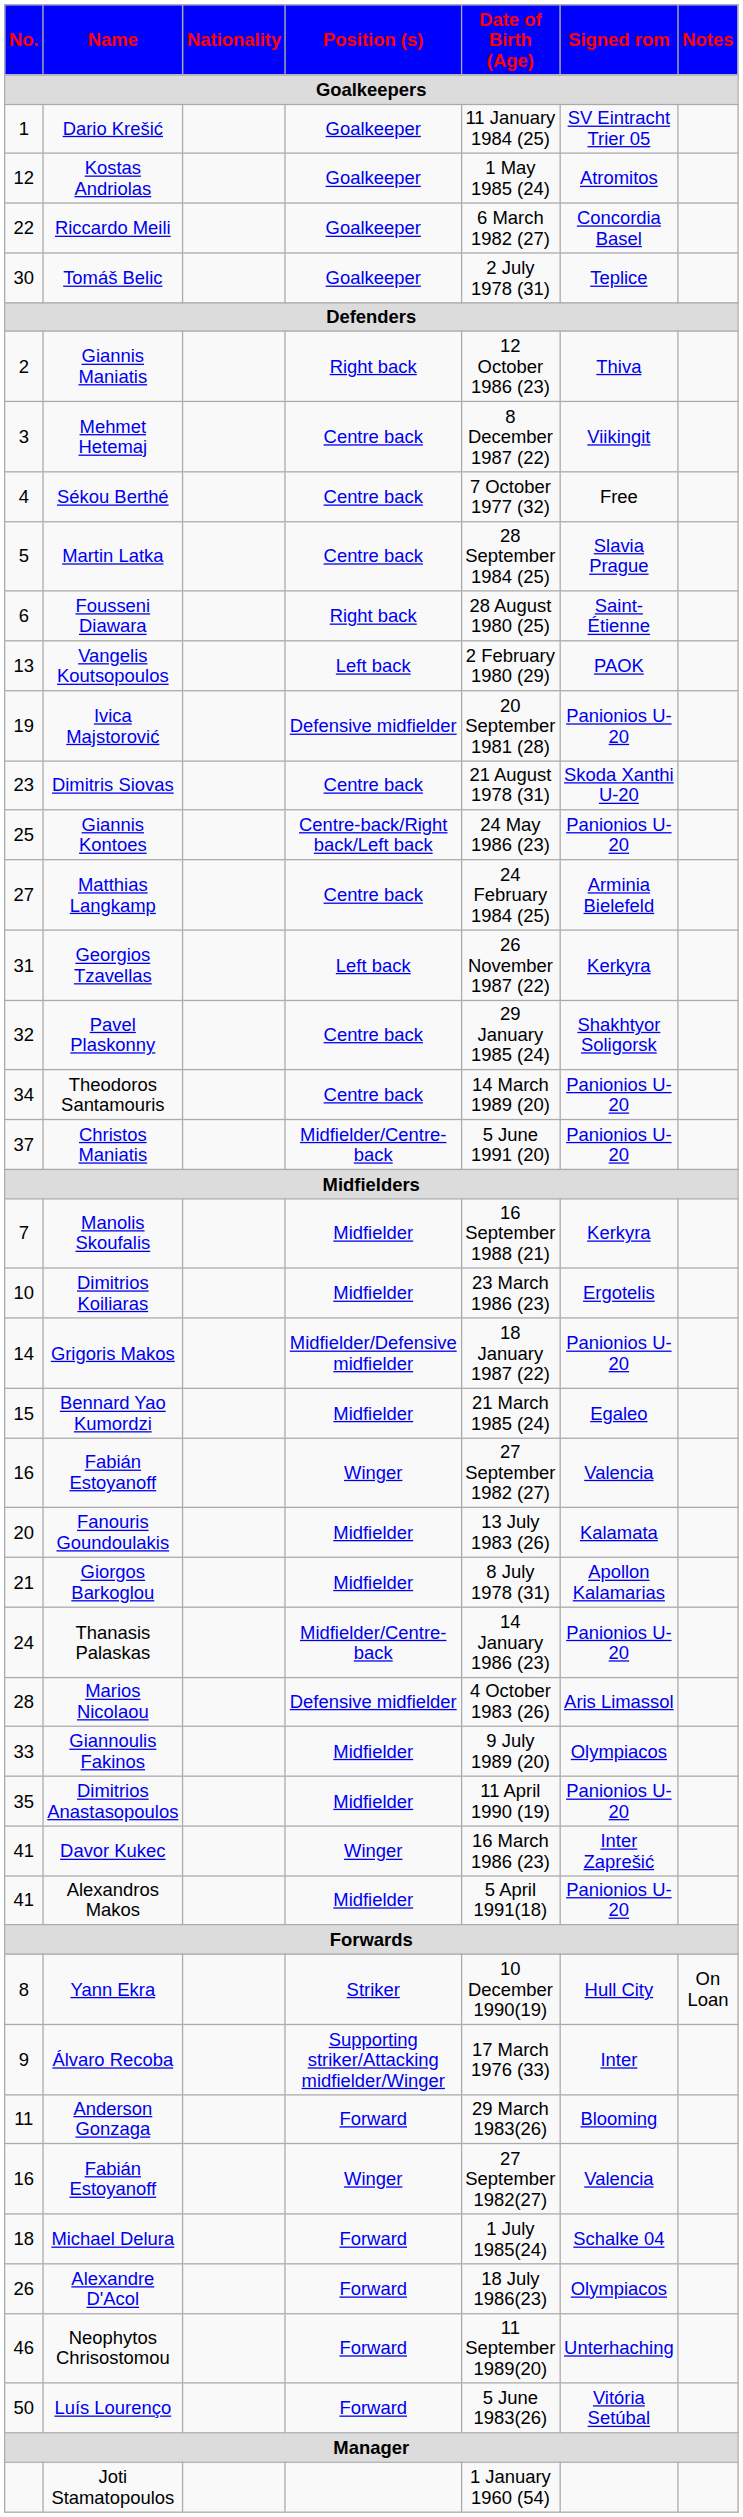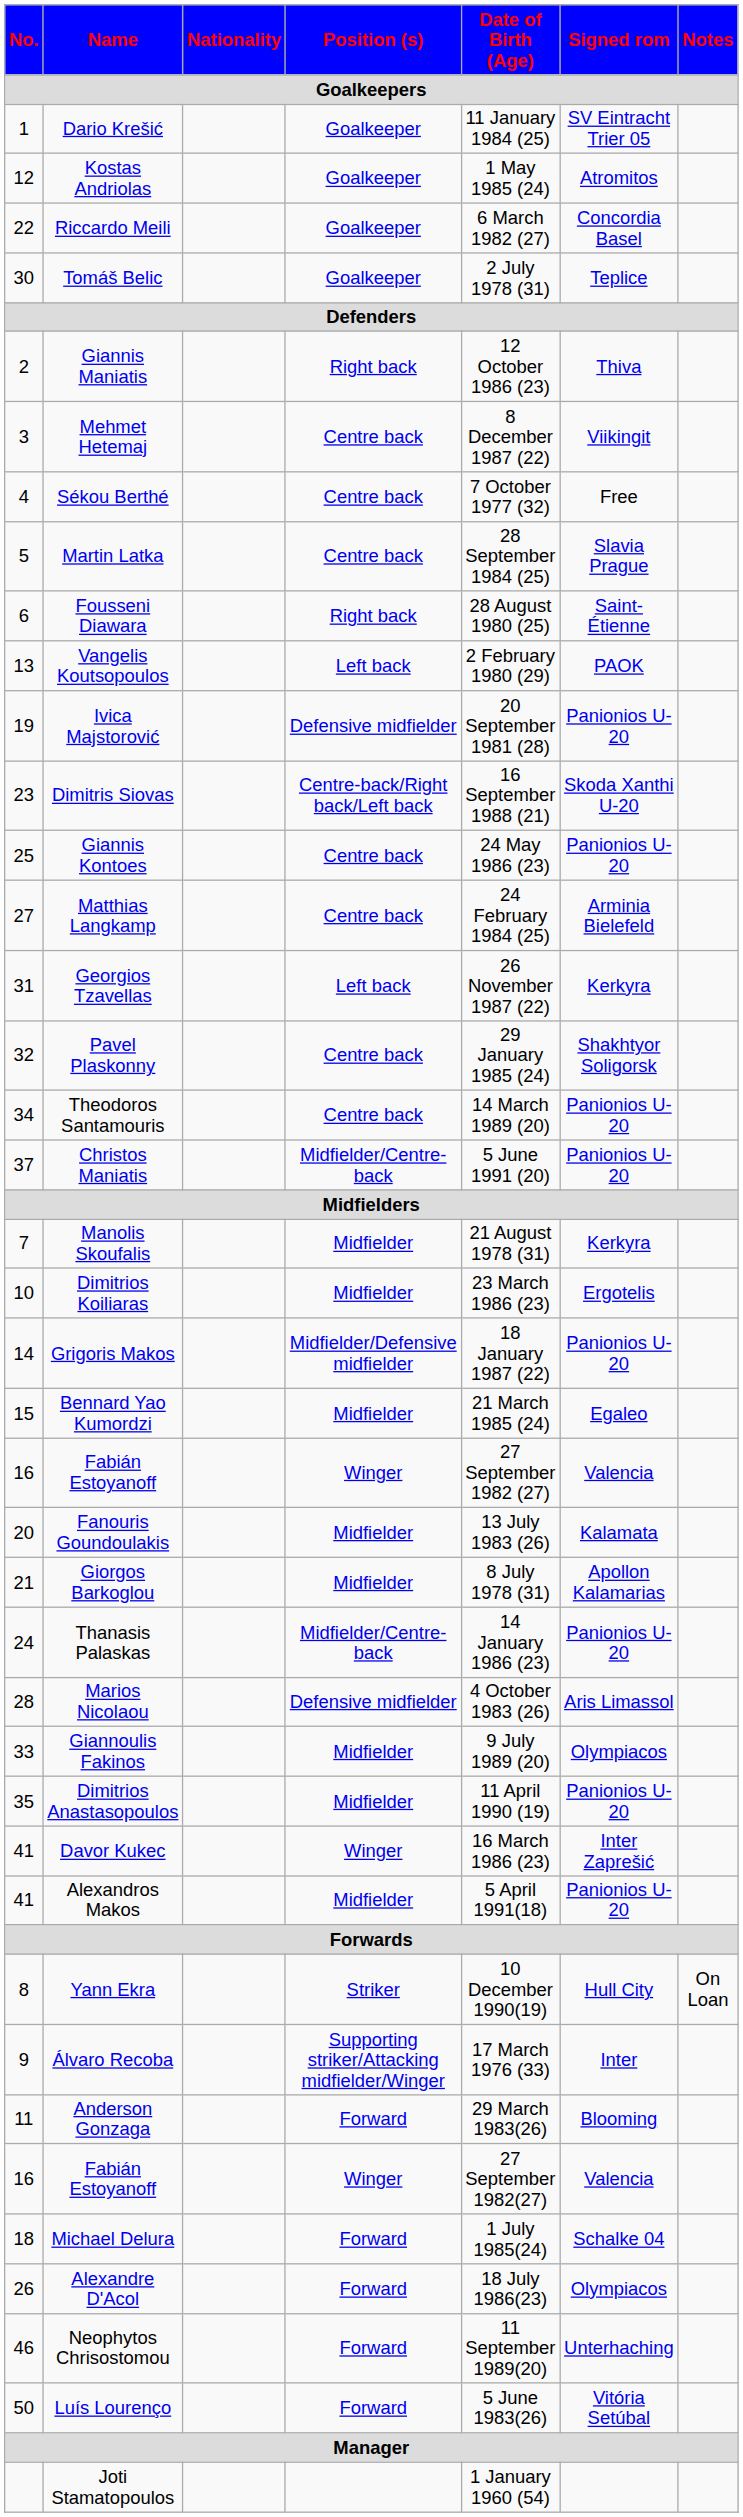(373, 786) Centre back -> (373, 796) Centre-back/Right back/Left back
(510, 786) 21 August 1978 (31) -> (510, 796) 16 September 1988 (21)
(373, 835) Centre-back/Right back/Left back -> (373, 856) Centre back
(510, 1234) 16 September 1988 (21) -> (510, 1244) 21 August 1978 (31)
